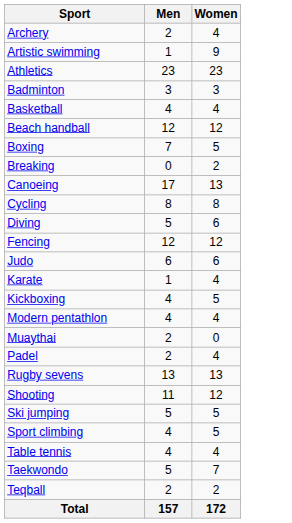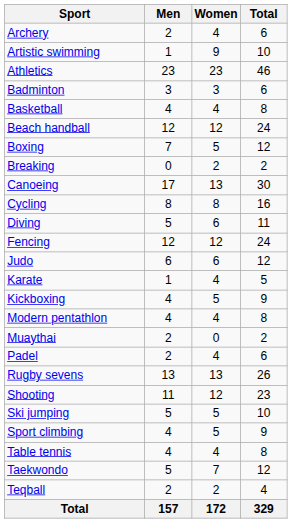+ column: (264, 14)
